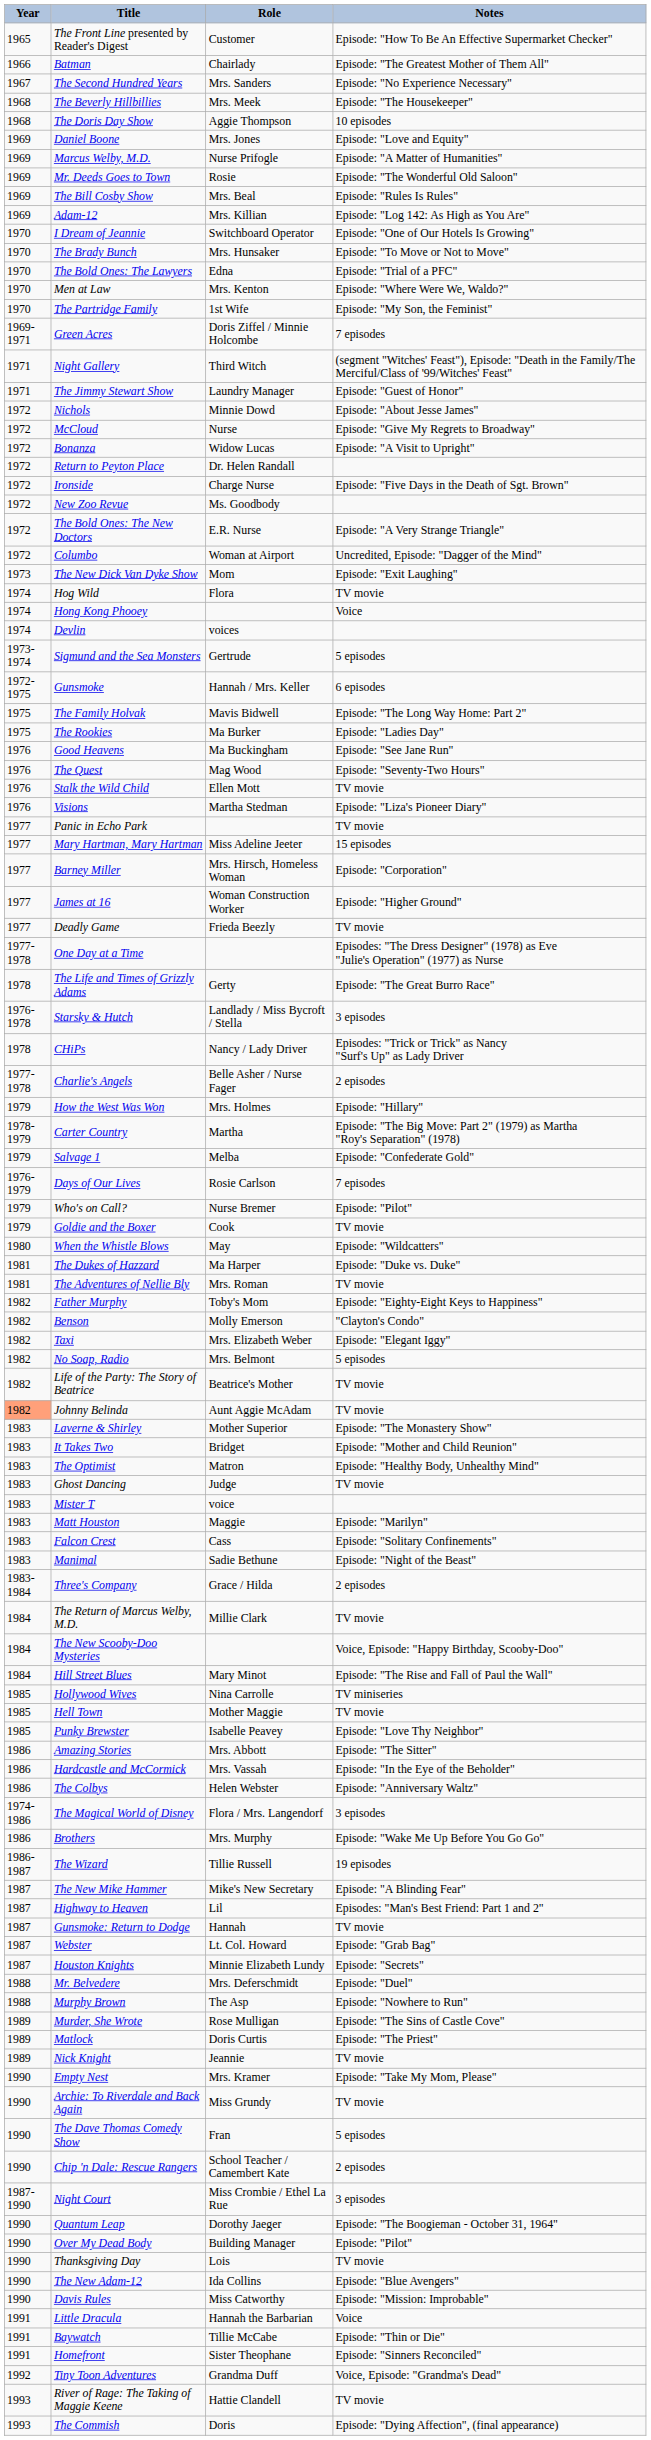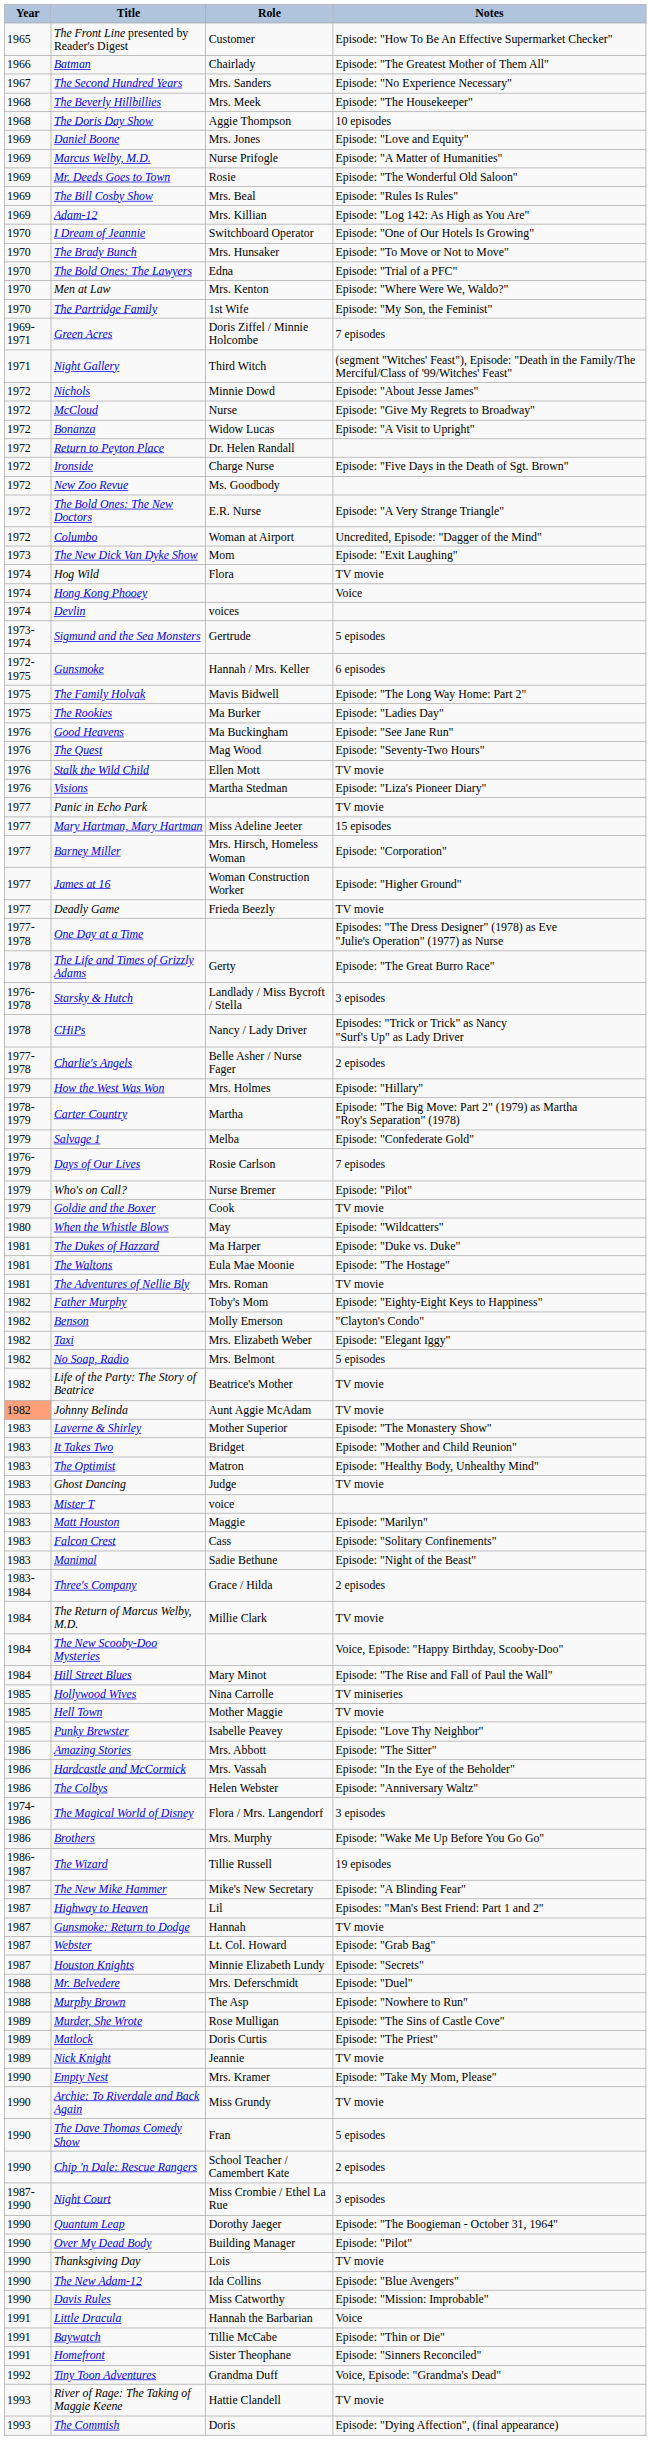- row: (114, 391)
+ row: (83, 1265)
